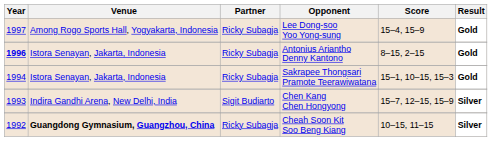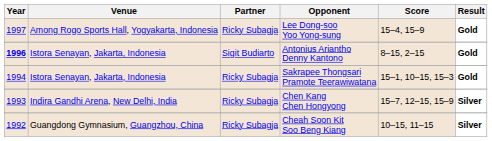(250, 54) Ricky Subagja -> (248, 54) Sigit Budiarto
(248, 101) Sigit Budiarto -> (250, 101) Ricky Subagja
(122, 125) bold -> (117, 125) normal
